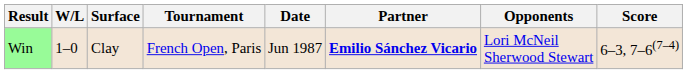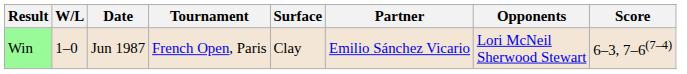columns swapped: (295, 16) <-> (115, 16)
(403, 48) bold -> (400, 48) normal
